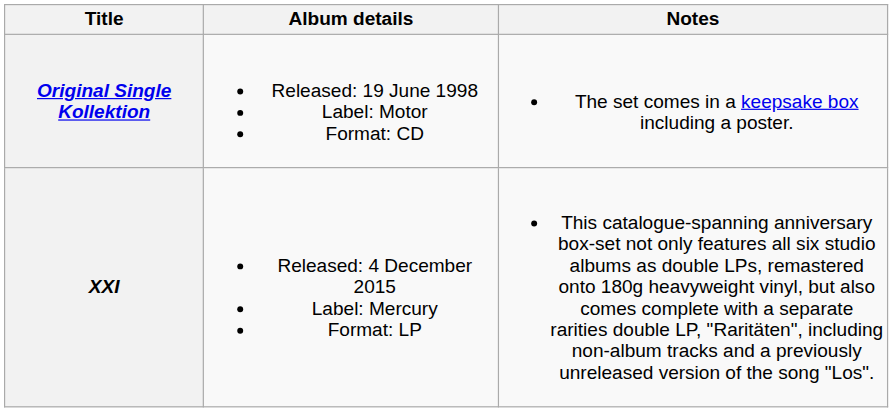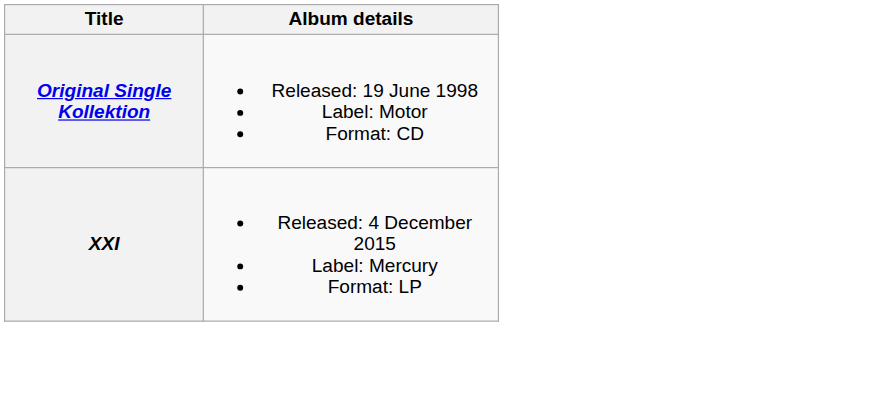- column: (693, 19)
